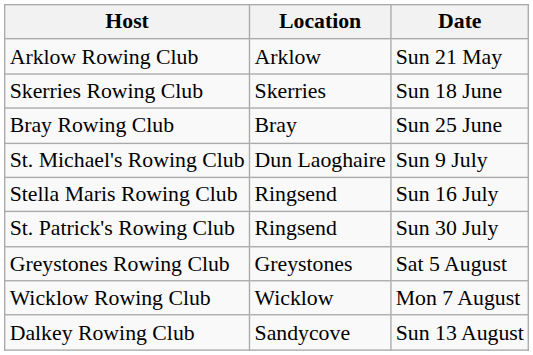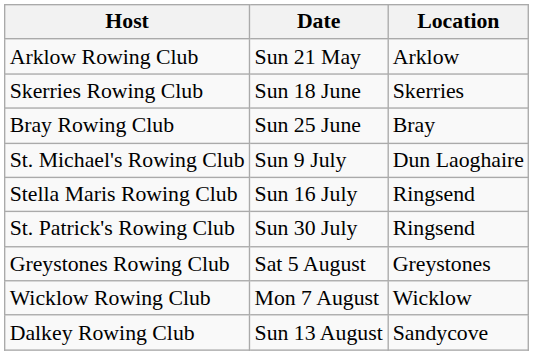columns swapped: (320, 21) <-> (460, 21)
